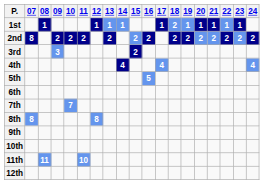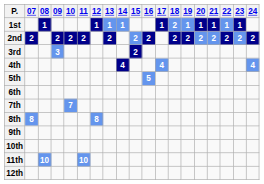(32, 38) 8 -> (32, 38) 2
(45, 159) 11 -> (45, 159) 10
